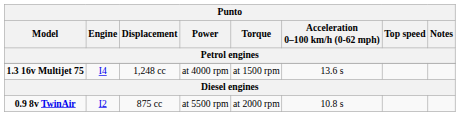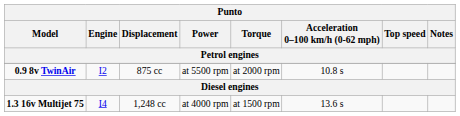rows swapped: (45, 103) <-> (45, 71)
